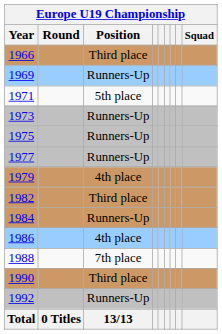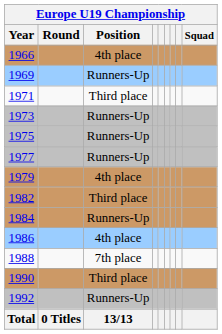(118, 55) Third place -> (118, 55) 4th place
(118, 95) 5th place -> (118, 95) Third place
